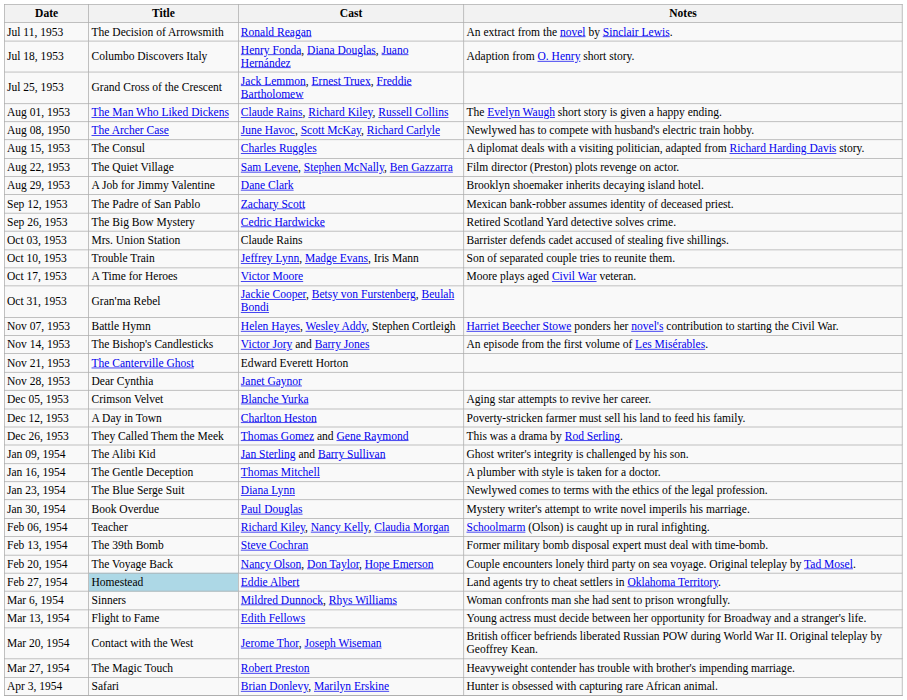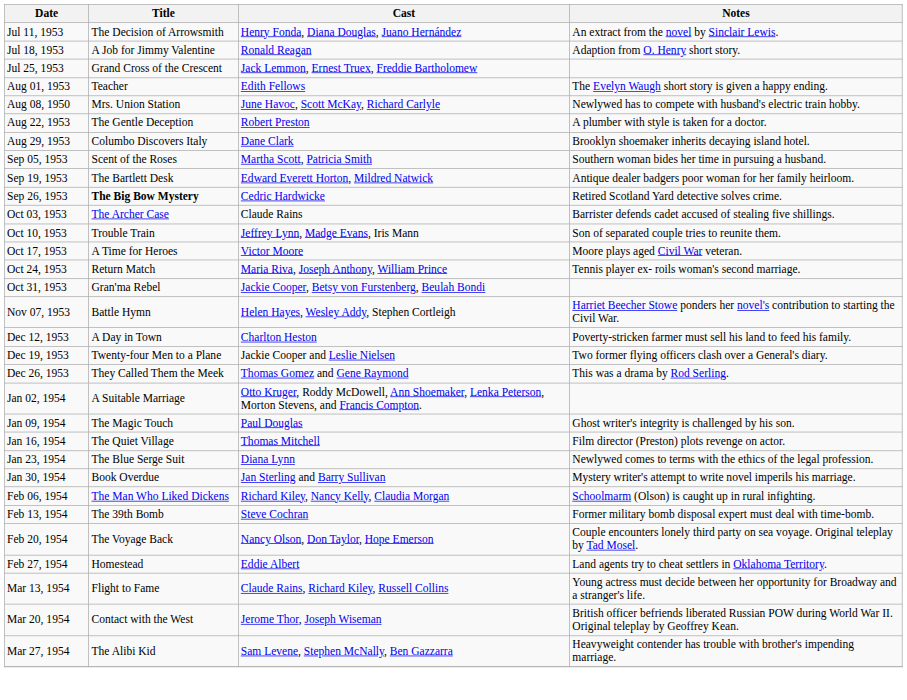(276, 31) Ronald Reagan -> (351, 31) Henry Fonda, Diana Douglas, Juano Hernández
(149, 56) Columbo Discovers Italy -> (153, 50) A Job for Jimmy Valentine
(325, 56) Henry Fonda, Diana Douglas, Juano Hernández -> (276, 50) Ronald Reagan
(160, 112) The Man Who Liked Dickens -> (110, 86) Teacher
(345, 112) Claude Rains, Richard Kiley, Russell Collins -> (273, 86) Edith Fellows
(130, 130) The Archer Case -> (136, 104) Mrs. Union Station
- row: (39, 149)
(133, 167) The Quiet Village -> (142, 123) The Gentle Deception
(347, 167) Sam Levene, Stephen McNally, Ben Gazzarra -> (275, 123) Robert Preston
(573, 167) Film director (Preston) plots revenge on actor. -> (669, 123) A plumber with style is taken for a doctor.
(153, 185) A Job for Jimmy Valentine -> (149, 141) Columbo Discovers Italy
+ row: (37, 159)
- row: (37, 203)
+ row: (37, 178)
(143, 222) normal -> (145, 196) bold
(136, 240) Mrs. Union Station -> (130, 214) The Archer Case
+ row: (37, 269)
- row: (39, 344)
- row: (39, 363)
- row: (39, 381)
- row: (38, 399)
+ row: (38, 355)
+ row: (36, 398)
(124, 454) The Alibi Kid -> (132, 423) The Magic Touch
(313, 454) Jan Sterling and Barry Sullivan -> (272, 423) Paul Douglas
(142, 472) The Gentle Deception -> (133, 441) The Quiet Village
(564, 472) A plumber with style is taken for a doctor. -> (679, 441) Film director (Preston) plots revenge on actor.
(272, 509) Paul Douglas -> (313, 478) Jan Sterling and Barry Sullivan
(110, 527) Teacher -> (160, 496) The Man Who Liked Dickens
(117, 582) lightblue background -> (117, 564) no background
- row: (35, 600)
(273, 618) Edith Fellows -> (345, 588) Claude Rains, Richard Kiley, Russell Collins
(132, 668) The Magic Touch -> (124, 651) The Alibi Kid
(275, 668) Robert Preston -> (347, 651) Sam Levene, Stephen McNally, Ben Gazzarra
- row: (35, 686)
